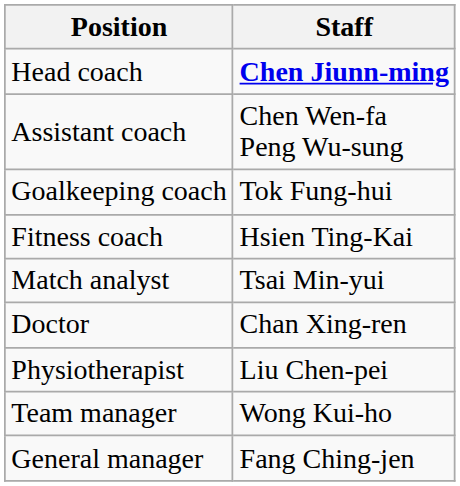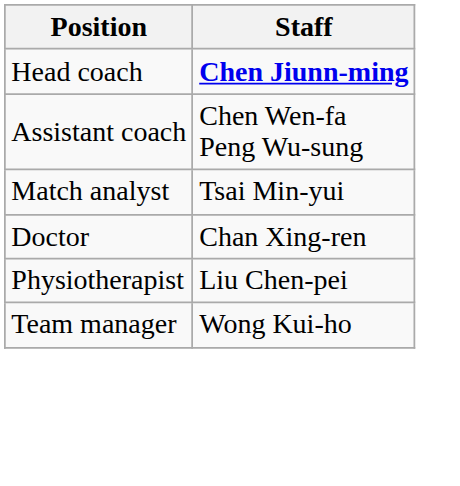- row: (119, 191)
- row: (87, 235)
- row: (107, 457)
